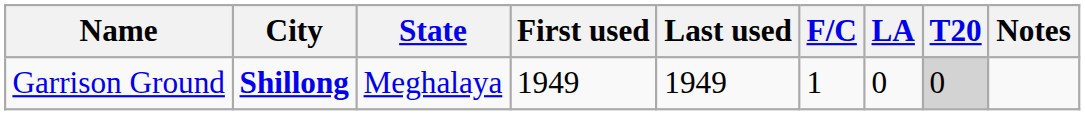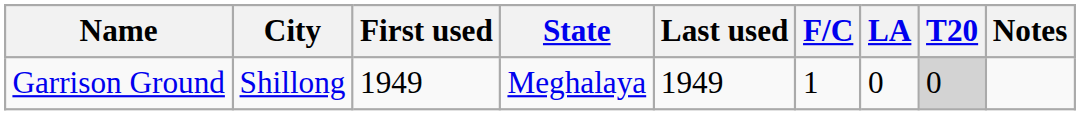columns swapped: (433, 30) <-> (583, 30)
(294, 82) bold -> (292, 82) normal
